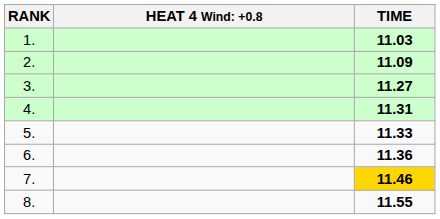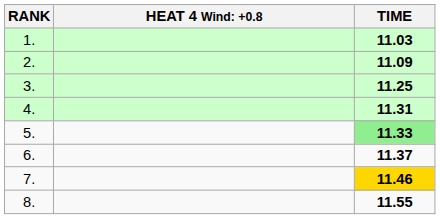(395, 86) 11.27 -> (395, 86) 11.25
(395, 133) no background -> (395, 133) lightgreen background
(395, 156) 11.36 -> (395, 156) 11.37
